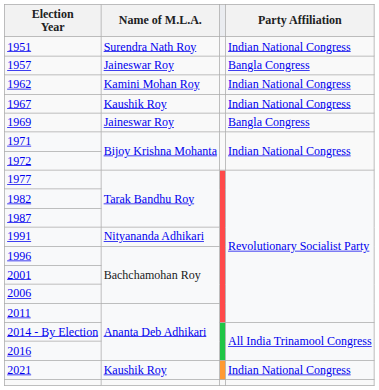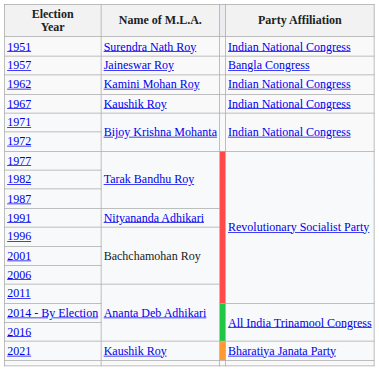- row: (19, 122)
(289, 370) Indian National Congress -> (282, 351) Bharatiya Janata Party
